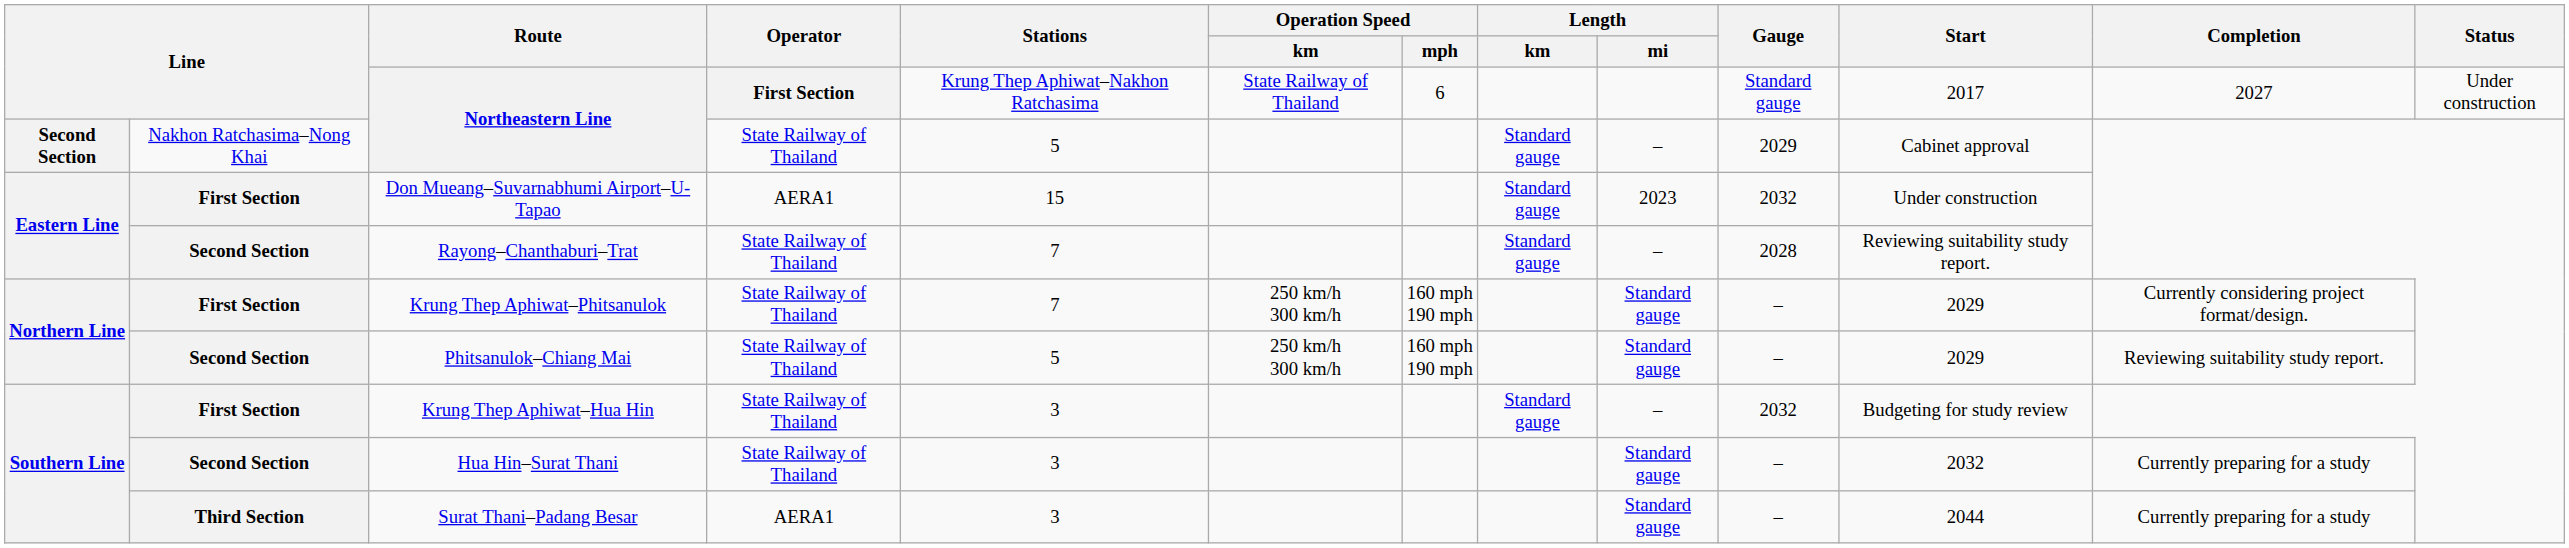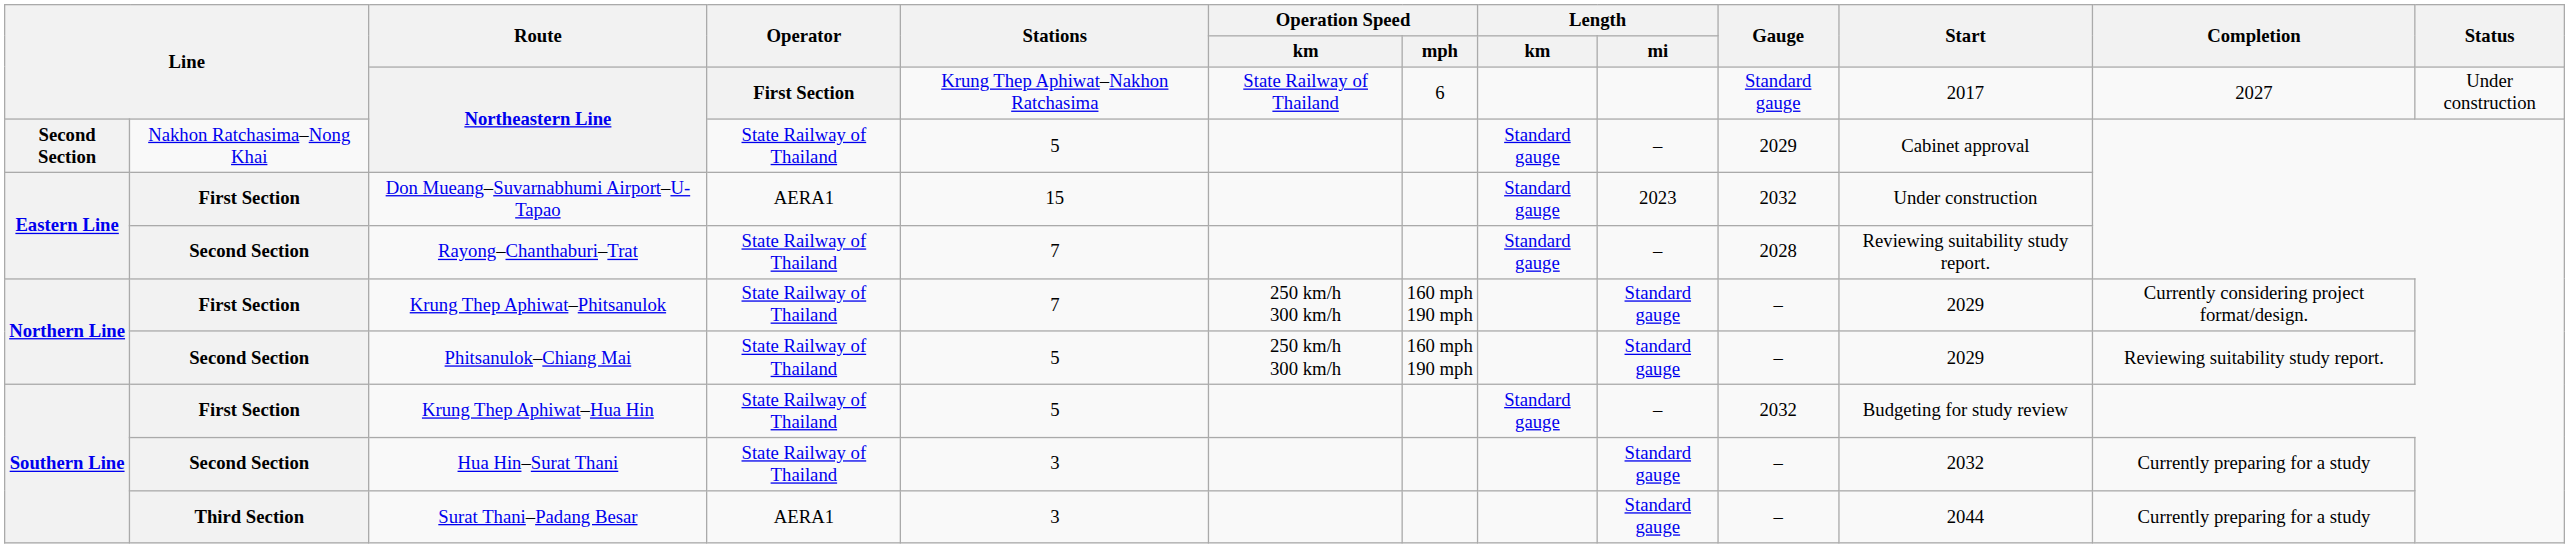(1055, 410) 3 -> (1055, 410) 5
